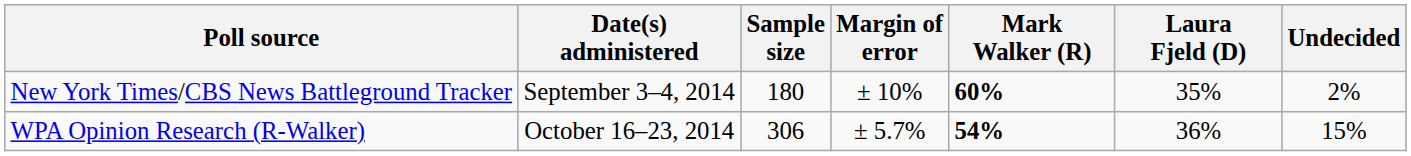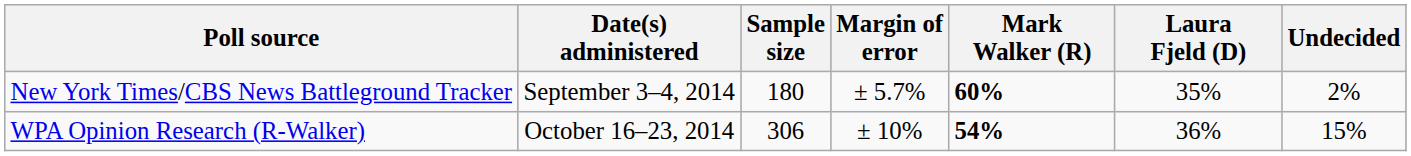(890, 91) ± 10% -> (890, 91) ± 5.7%
(890, 130) ± 5.7% -> (890, 130) ± 10%
